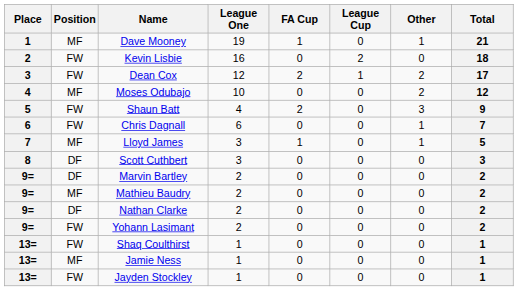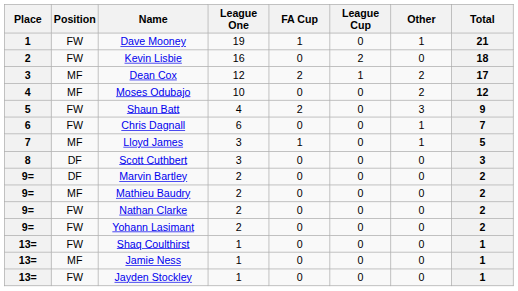(75, 42) MF -> (75, 42) FW
(75, 75) FW -> (75, 75) MF
(75, 210) DF -> (75, 210) FW
